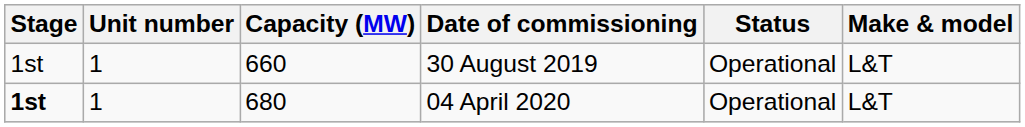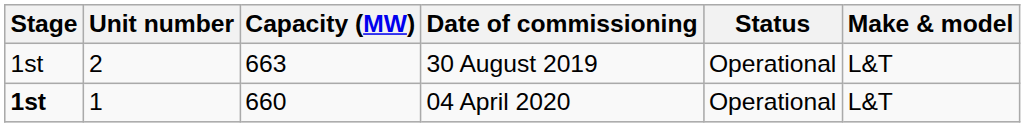(96, 63) 1 -> (96, 63) 2
(266, 63) 660 -> (266, 63) 663
(266, 102) 680 -> (266, 102) 660
